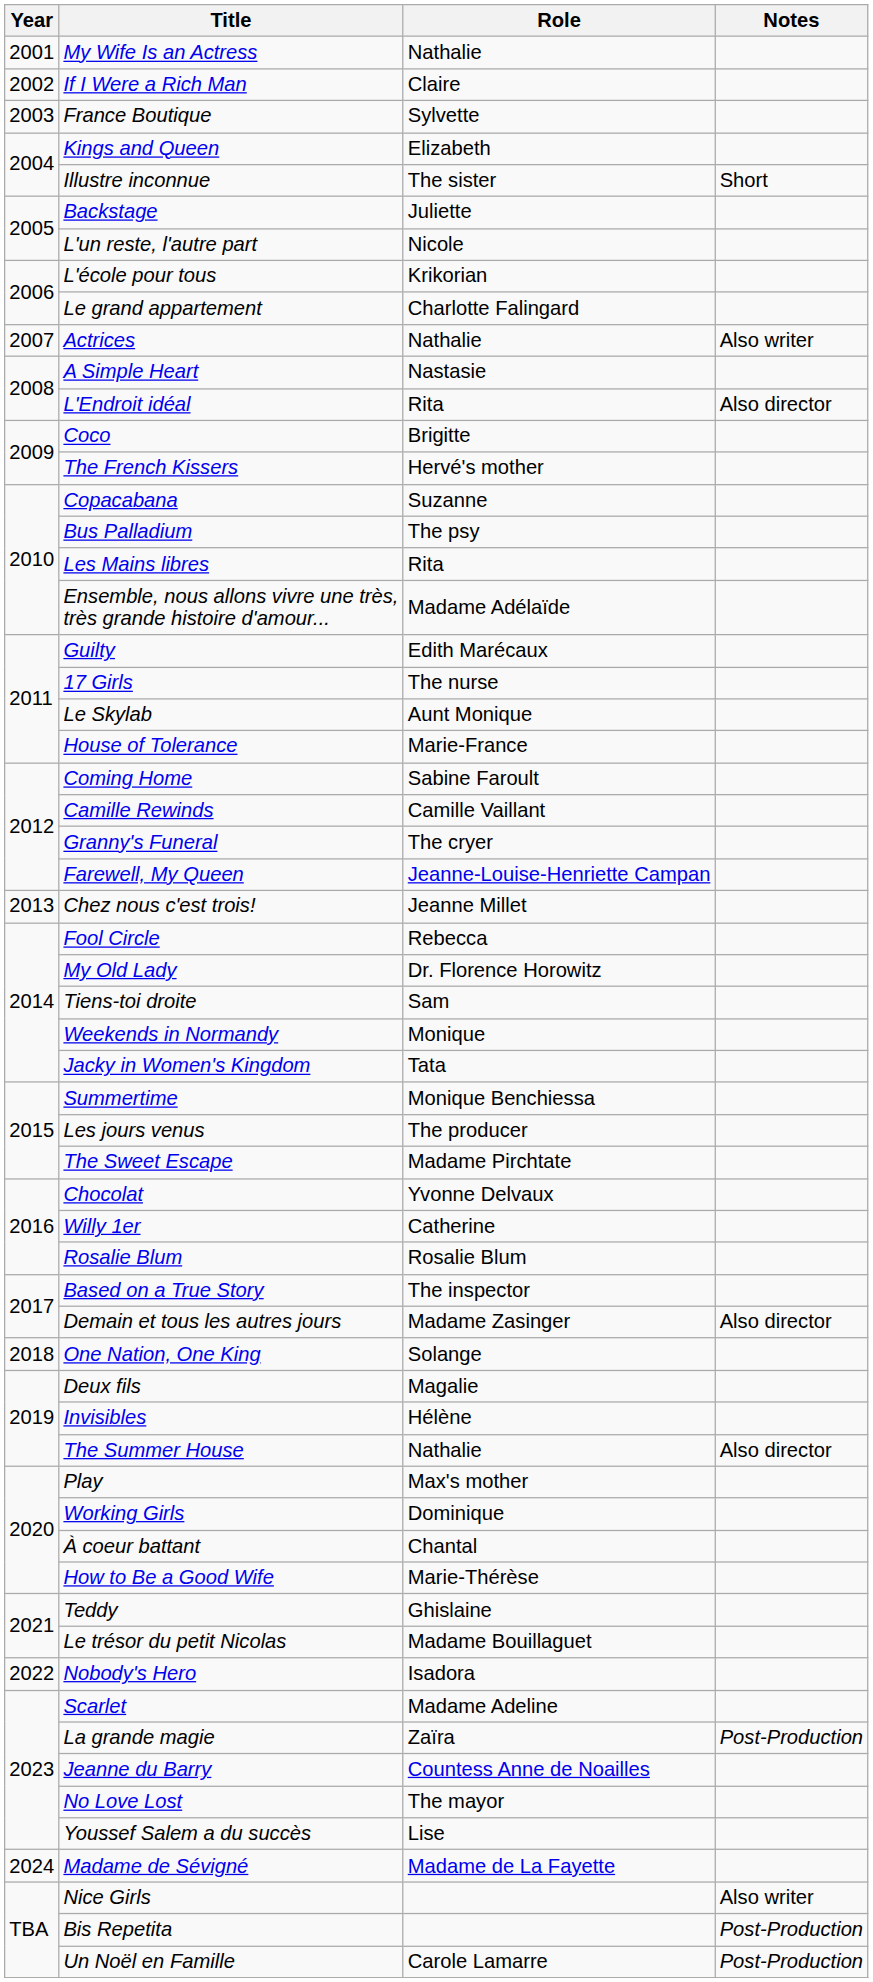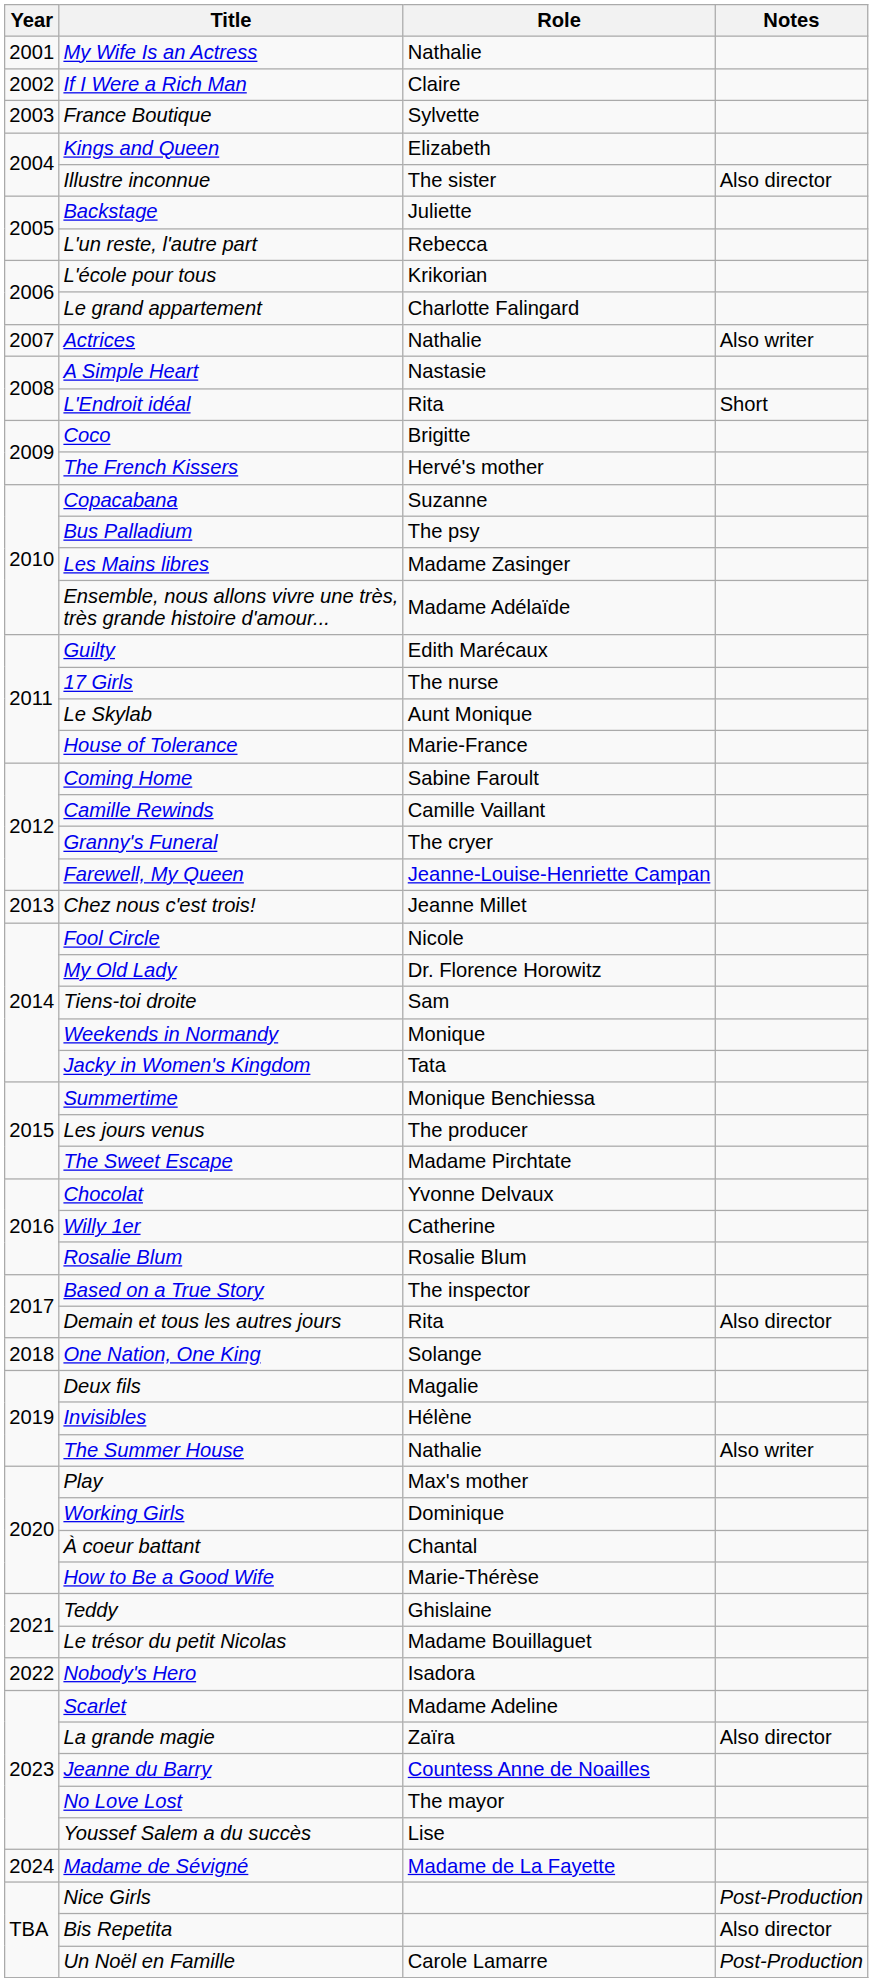(744, 180) Short -> (776, 180) Also director
(436, 244) Nicole -> (448, 244) Rebecca
(776, 404) Also director -> (744, 404) Short
(426, 564) Rita -> (489, 564) Madame Zasinger
(448, 938) Rebecca -> (436, 938) Nicole
(489, 1322) Madame Zasinger -> (426, 1322) Rita
(776, 1449) Also director -> (767, 1449) Also writer
(791, 1737) Post-Production -> (776, 1737) Also director
(767, 1897) Also writer -> (791, 1897) Post-Production
(791, 1929) Post-Production -> (776, 1929) Also director
